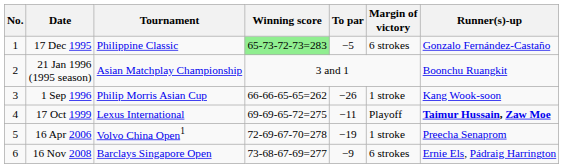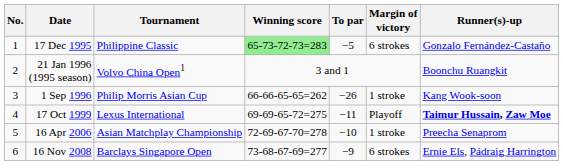(169, 71) Asian Matchplay Championship -> (141, 71) Volvo China Open1
(141, 134) Volvo China Open1 -> (169, 133) Asian Matchplay Championship
(348, 134) −19 -> (348, 133) −10
